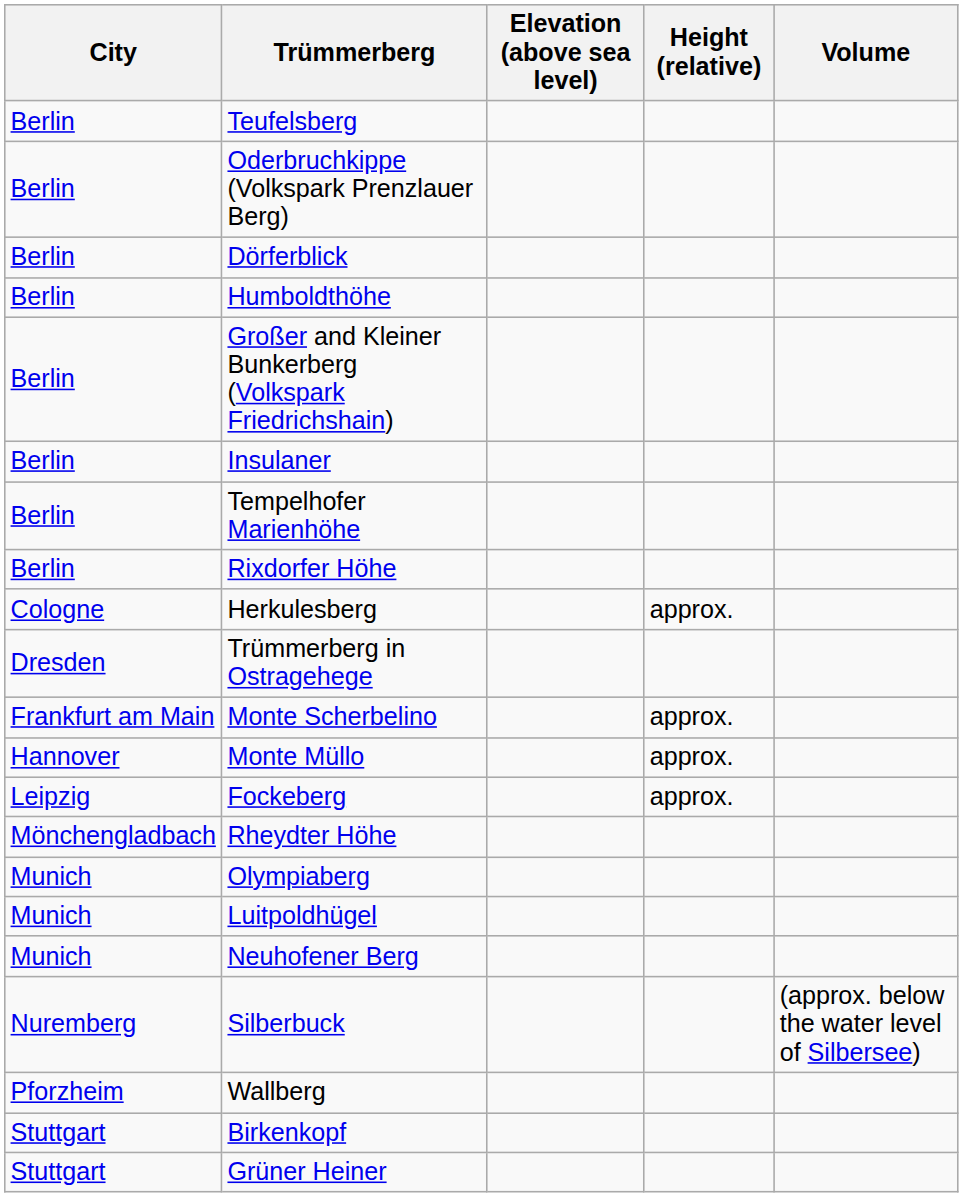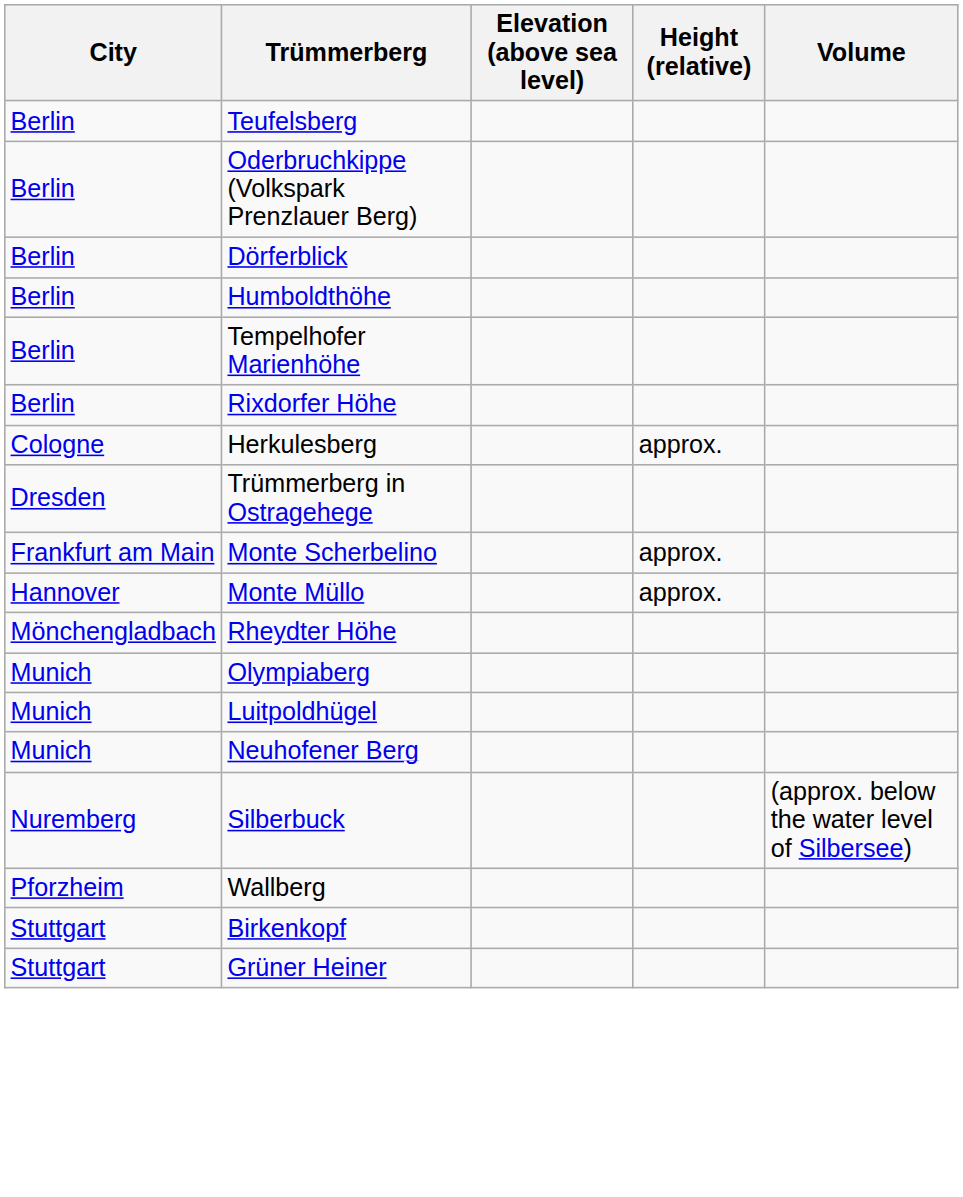- row: (334, 379)
- row: (279, 461)
- row: (287, 796)
